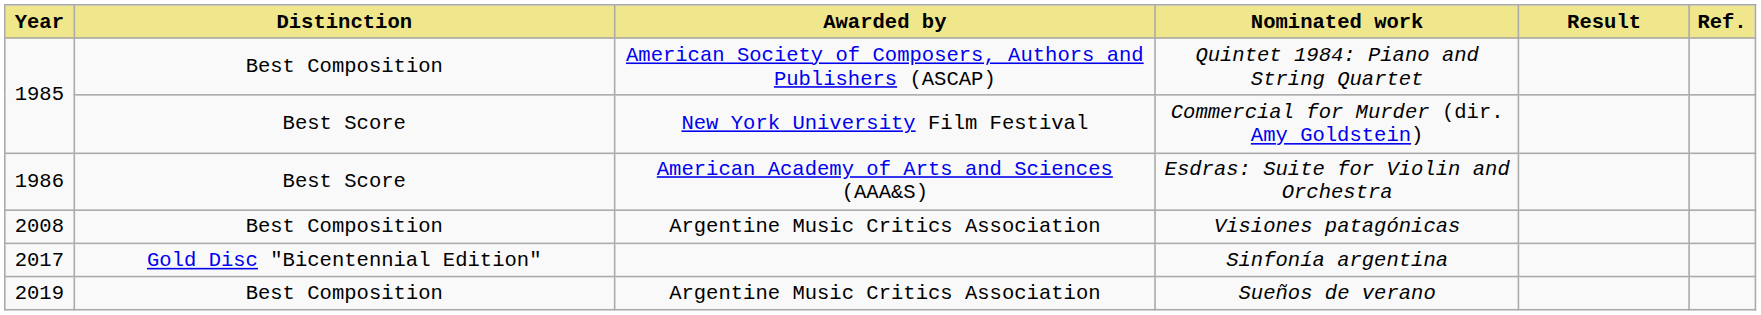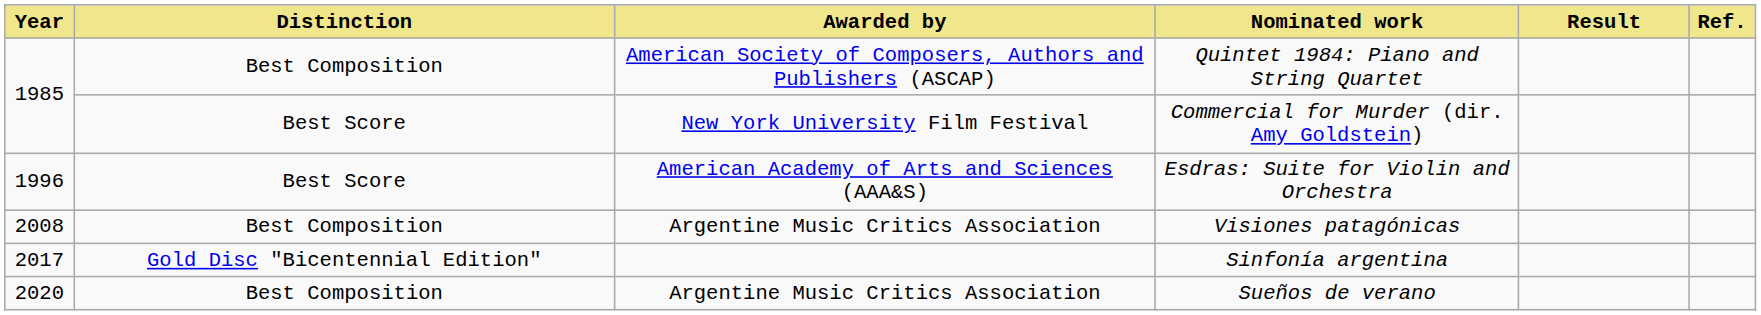(39, 181) 1986 -> (39, 181) 1996
(39, 293) 2019 -> (39, 293) 2020
